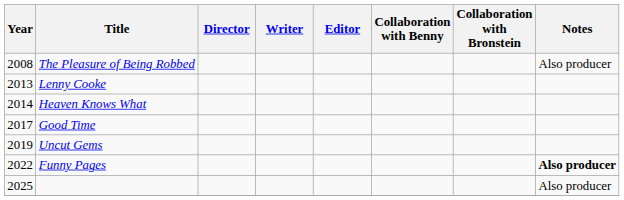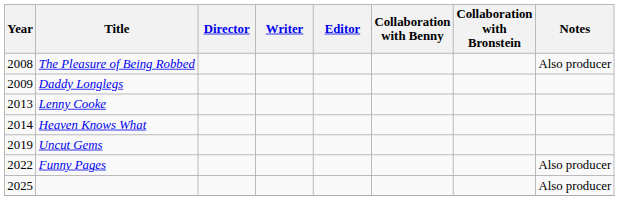+ row: (20, 84)
- row: (20, 124)
(577, 165) bold -> (575, 165) normal
